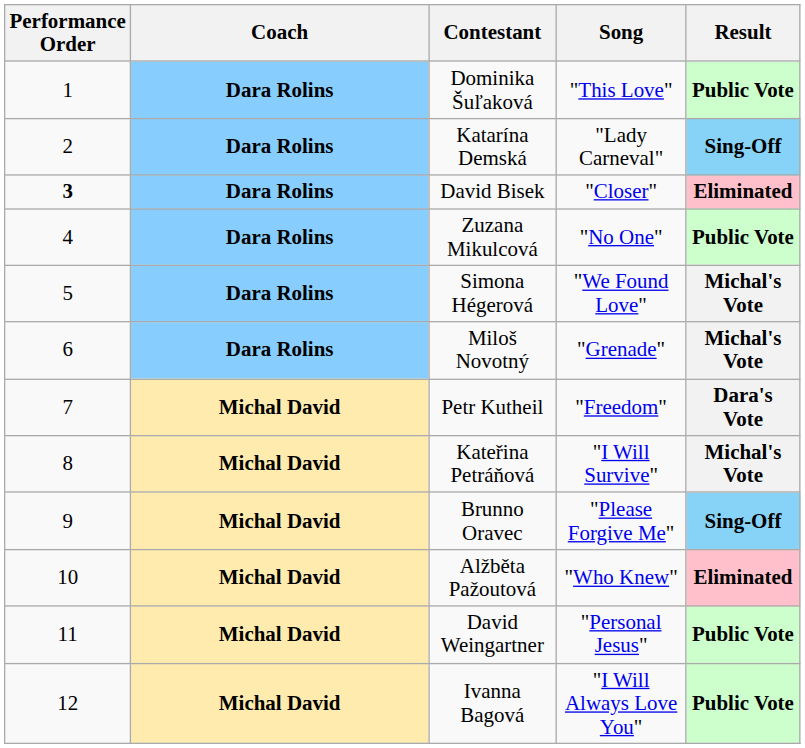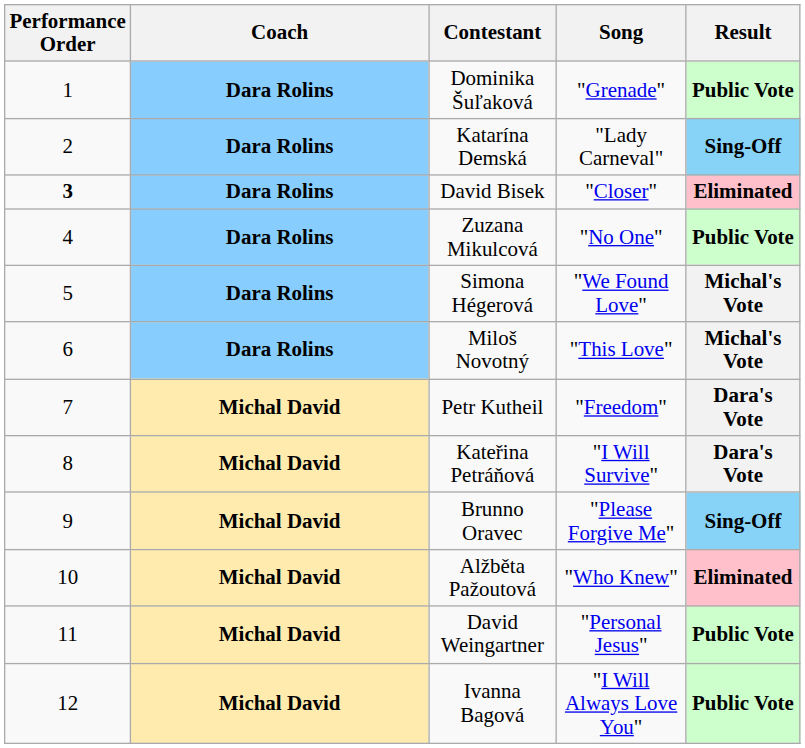(621, 89) "This Love" -> (621, 89) "Grenade"
(621, 350) "Grenade" -> (621, 350) "This Love"
(743, 463) Michal's Vote -> (743, 463) Dara's Vote
